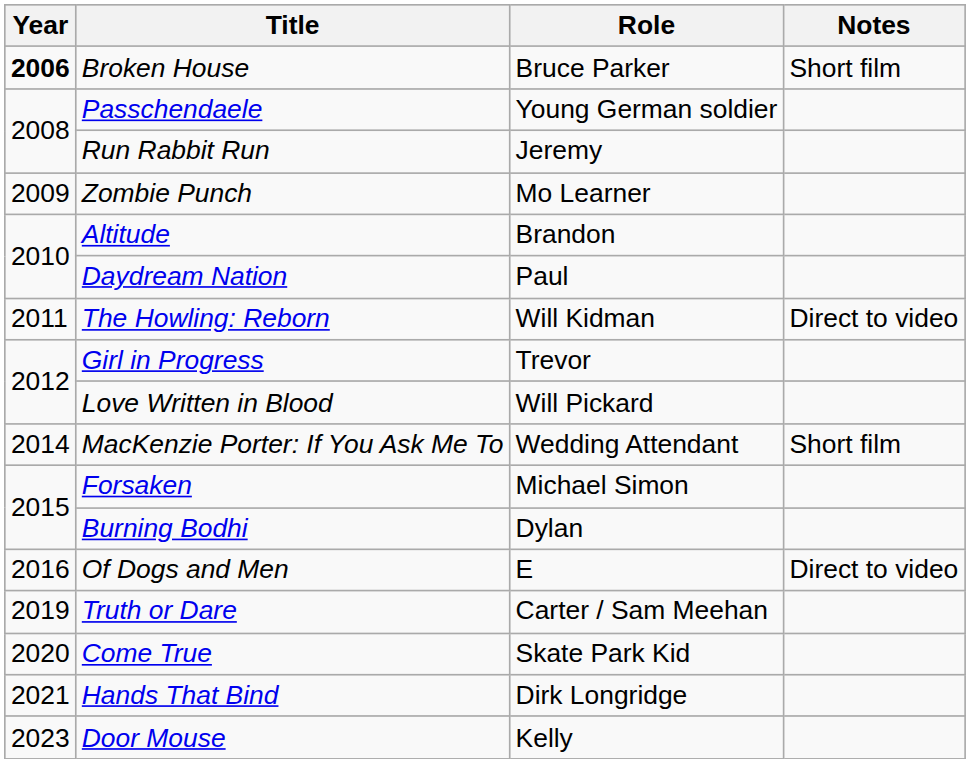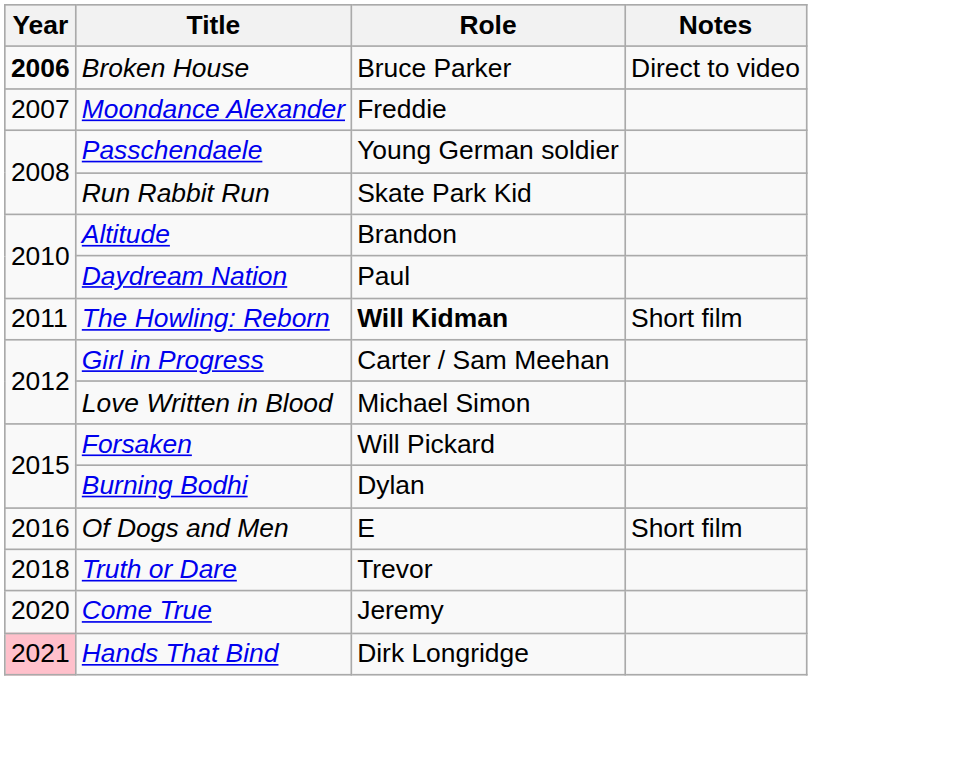(845, 67) Short film -> (715, 67) Direct to video
+ row: (213, 109)
(559, 151) Jeremy -> (444, 192) Skate Park Kid
- row: (167, 192)
(585, 318) normal -> (433, 318) bold
(874, 318) Direct to video -> (687, 318) Short film
(553, 360) Trevor -> (483, 360) Carter / Sam Meehan
(585, 402) Will Pickard -> (444, 402) Michael Simon
- row: (293, 444)
(602, 485) Michael Simon -> (426, 444) Will Pickard
(874, 569) Direct to video -> (687, 527) Short film
(40, 611) 2019 -> (40, 569) 2018
(642, 611) Carter / Sam Meehan -> (395, 569) Trevor
(603, 653) Skate Park Kid -> (400, 611) Jeremy
(40, 695) no background -> (40, 653) pink background
- row: (154, 737)
